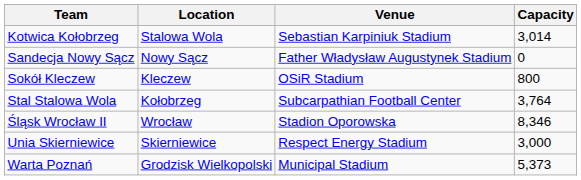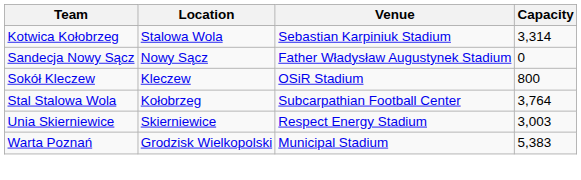(534, 36) 3,014 -> (534, 36) 3,314
- row: (57, 121)
(534, 143) 3,000 -> (534, 121) 3,003
(534, 164) 5,373 -> (534, 143) 5,383
